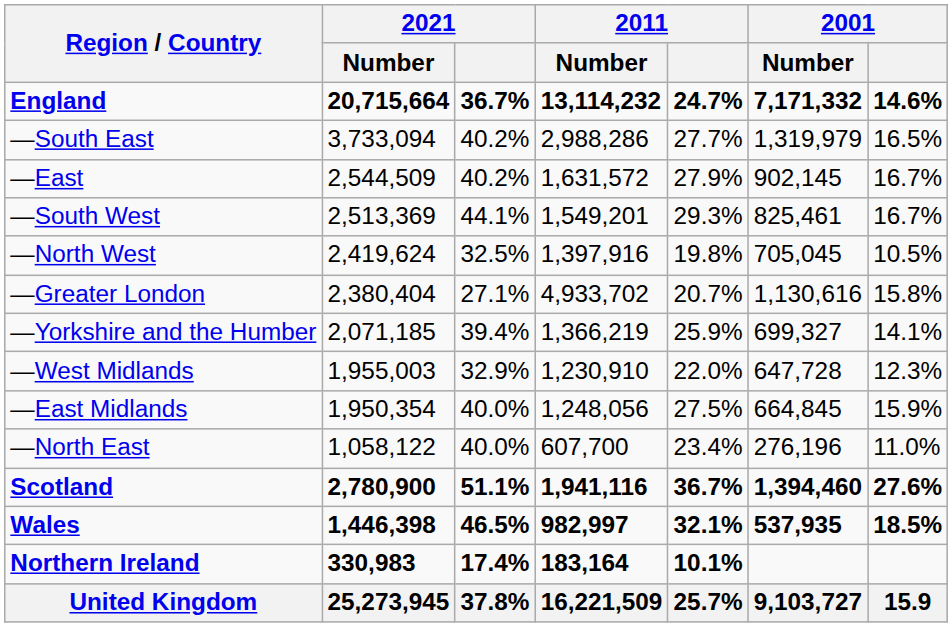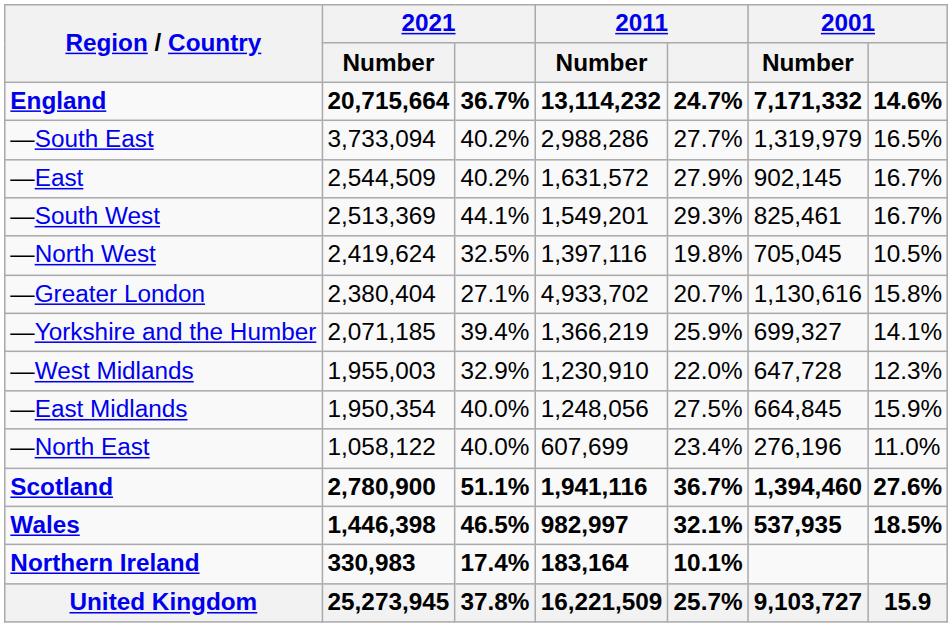(595, 255) 1,397,916 -> (594, 255) 1,397,116
(585, 448) 607,700 -> (585, 448) 607,699
